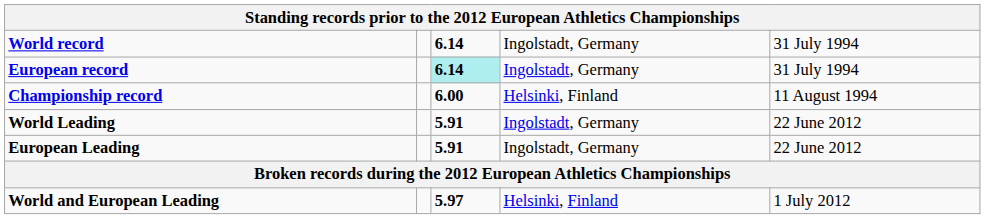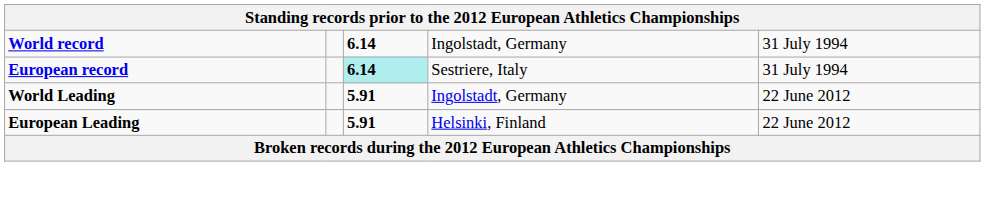(571, 69) Ingolstadt, Germany -> (479, 69) Sestriere, Italy
- row: (85, 95)
(571, 148) Ingolstadt, Germany -> (489, 122) Helsinki, Finland
- row: (114, 200)
